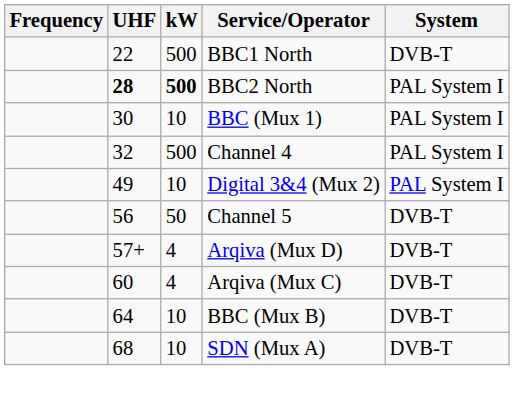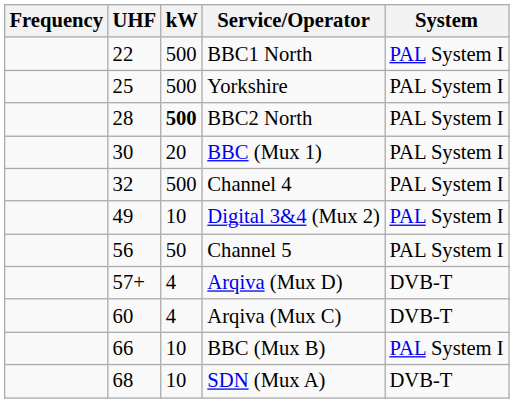(421, 53) DVB-T -> (447, 53) PAL System I
+ row: (248, 86)
(123, 86) bold -> (123, 119) normal
(176, 119) 10 -> (176, 151) 20
(421, 217) DVB-T -> (447, 250) PAL System I
(123, 315) 64 -> (123, 348) 66
(421, 315) DVB-T -> (447, 348) PAL System I
